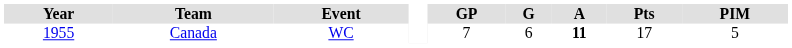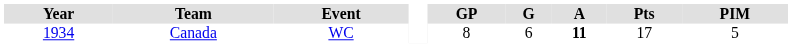(59, 33) 1955 -> (59, 33) 1934
(467, 33) 7 -> (467, 33) 8
